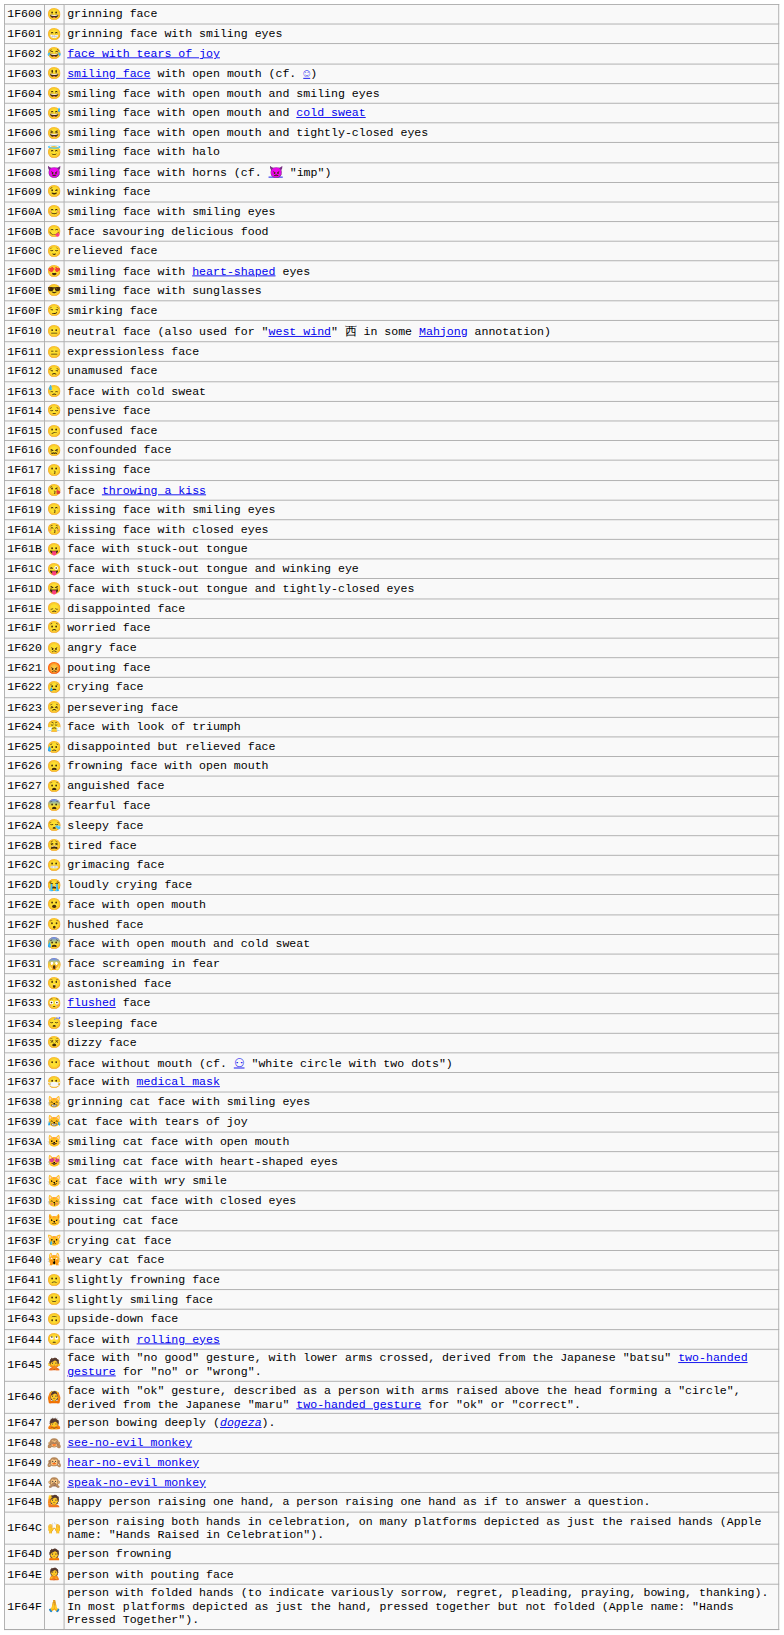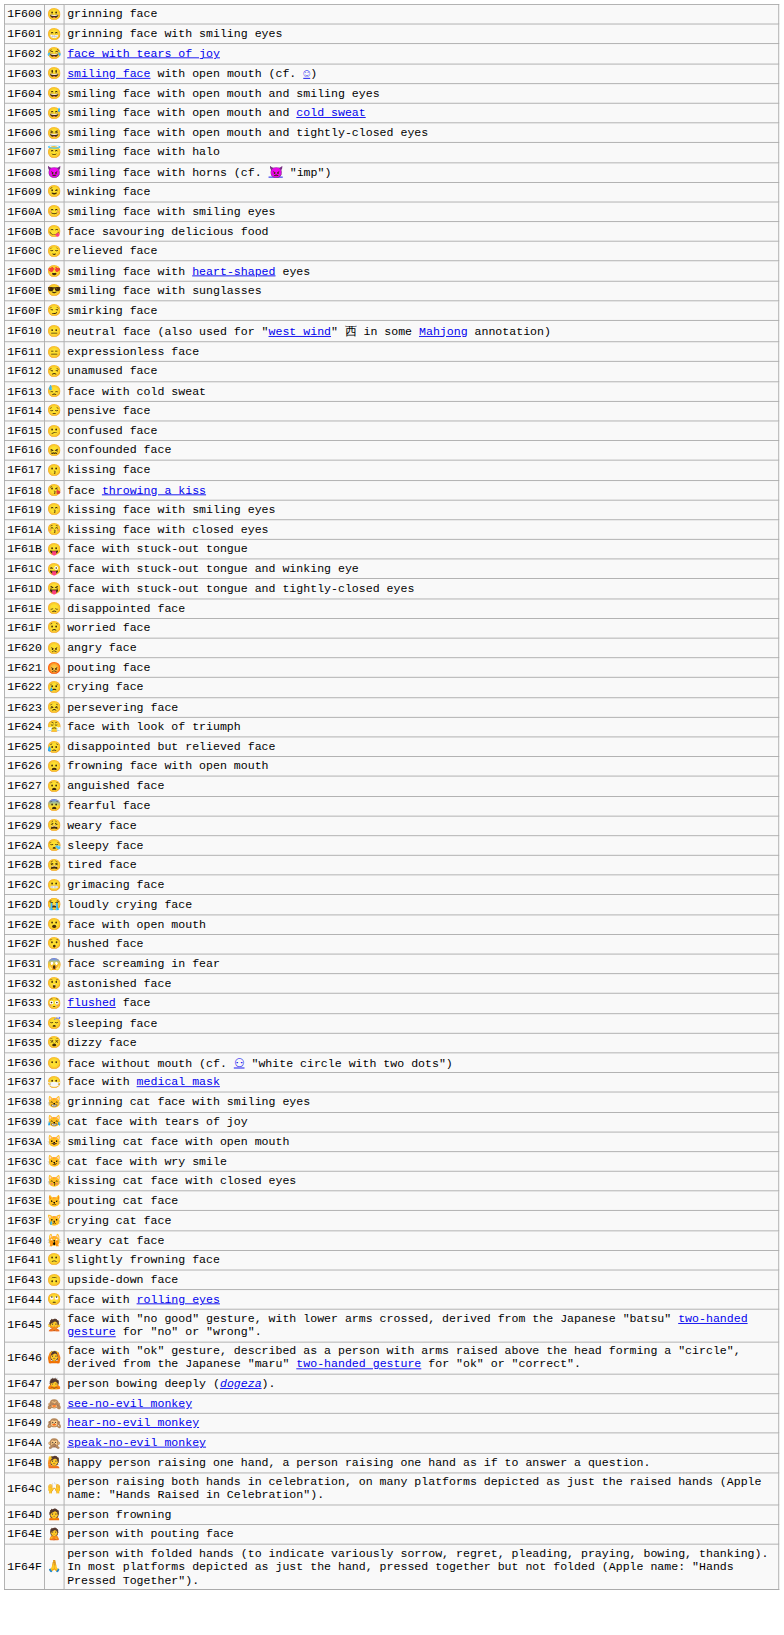+ row: (102, 826)
- row: (189, 944)
- row: (203, 1161)
- row: (140, 1300)
